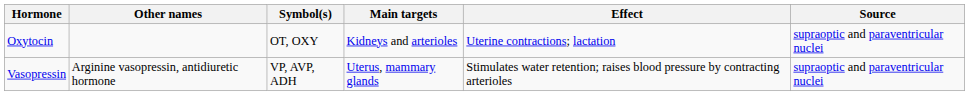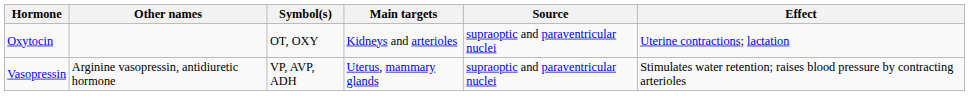columns swapped: (627, 14) <-> (878, 14)
